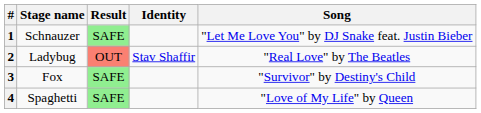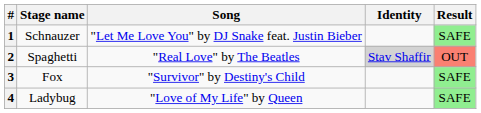columns swapped: (337, 14) <-> (108, 14)
(52, 56) Ladybug -> (52, 56) Spaghetti
(164, 56) no background -> (399, 56) lightgrey background
(52, 98) Spaghetti -> (52, 98) Ladybug
